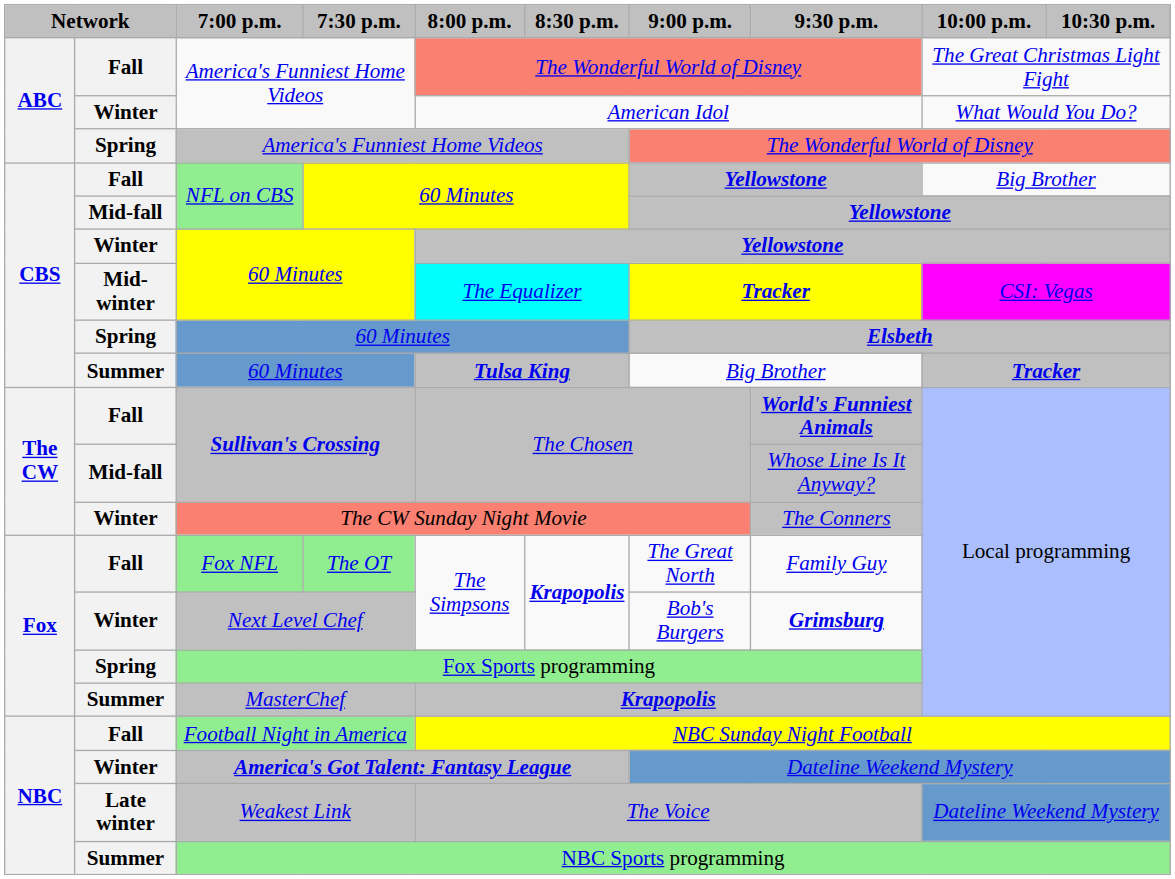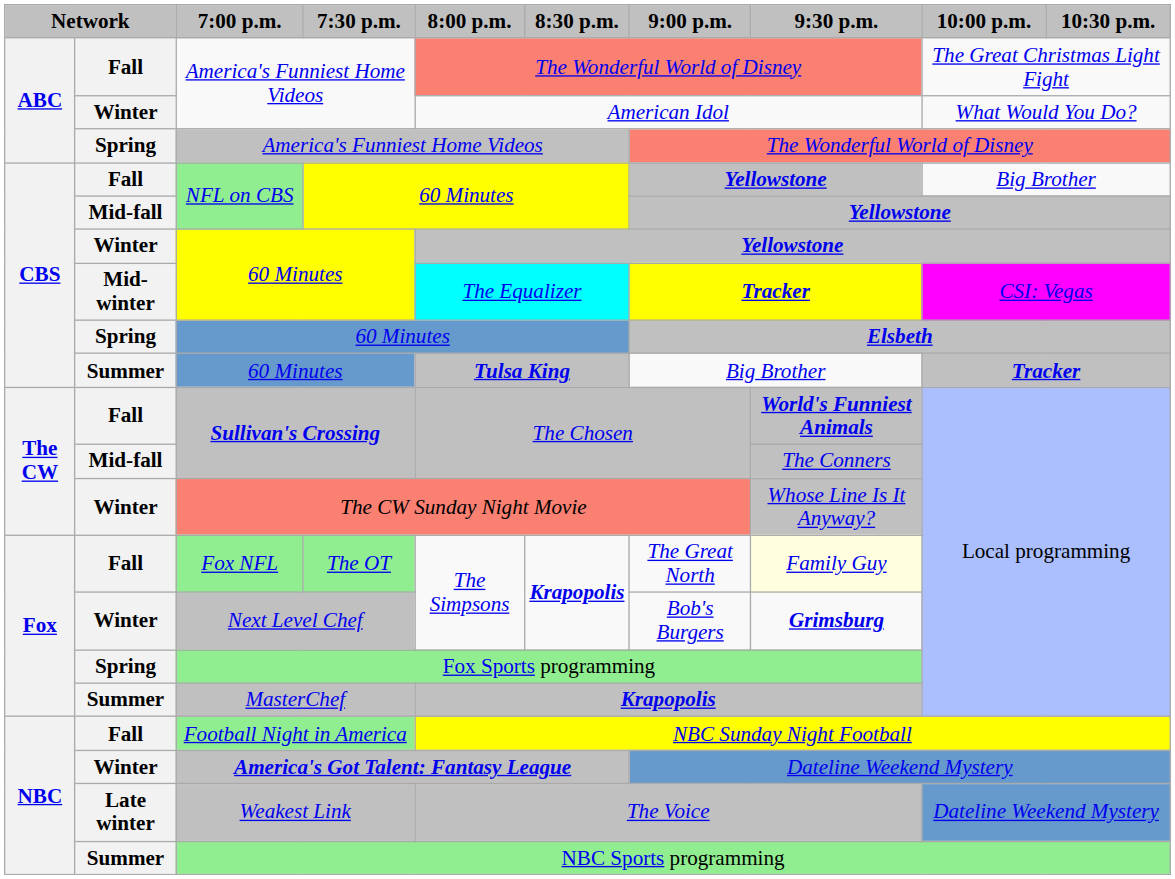(836, 472) Whose Line Is It Anyway? -> (836, 460) The Conners
(836, 518) The Conners -> (836, 506) Whose Line Is It Anyway?
(836, 563) no background -> (836, 563) lightyellow background
